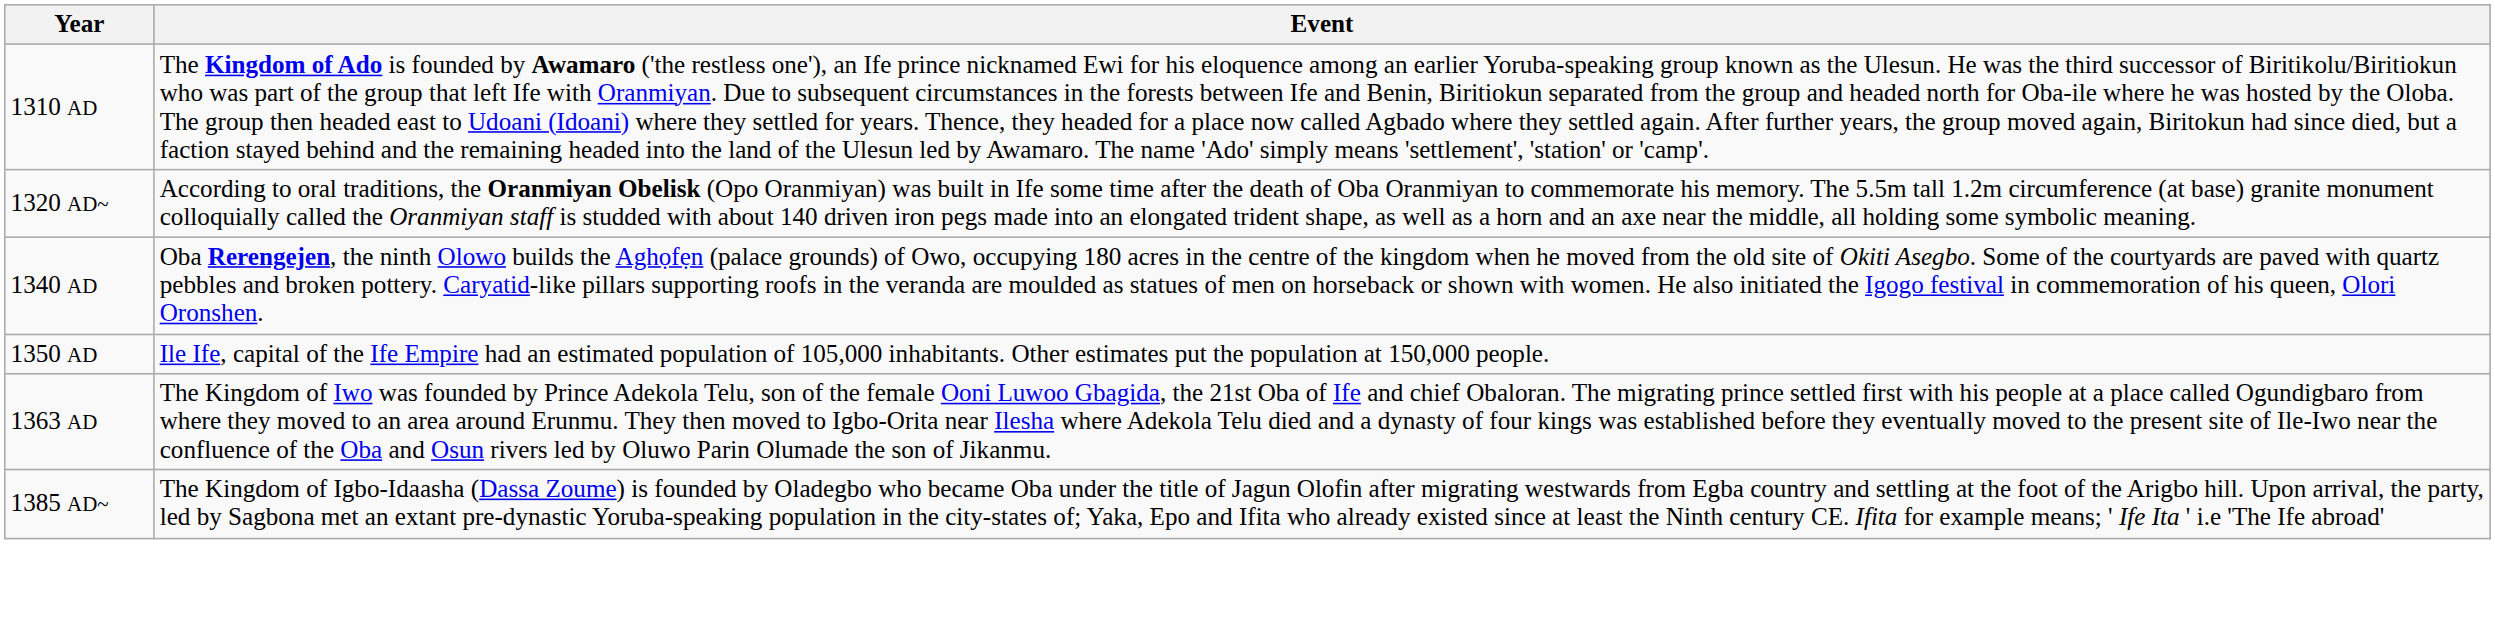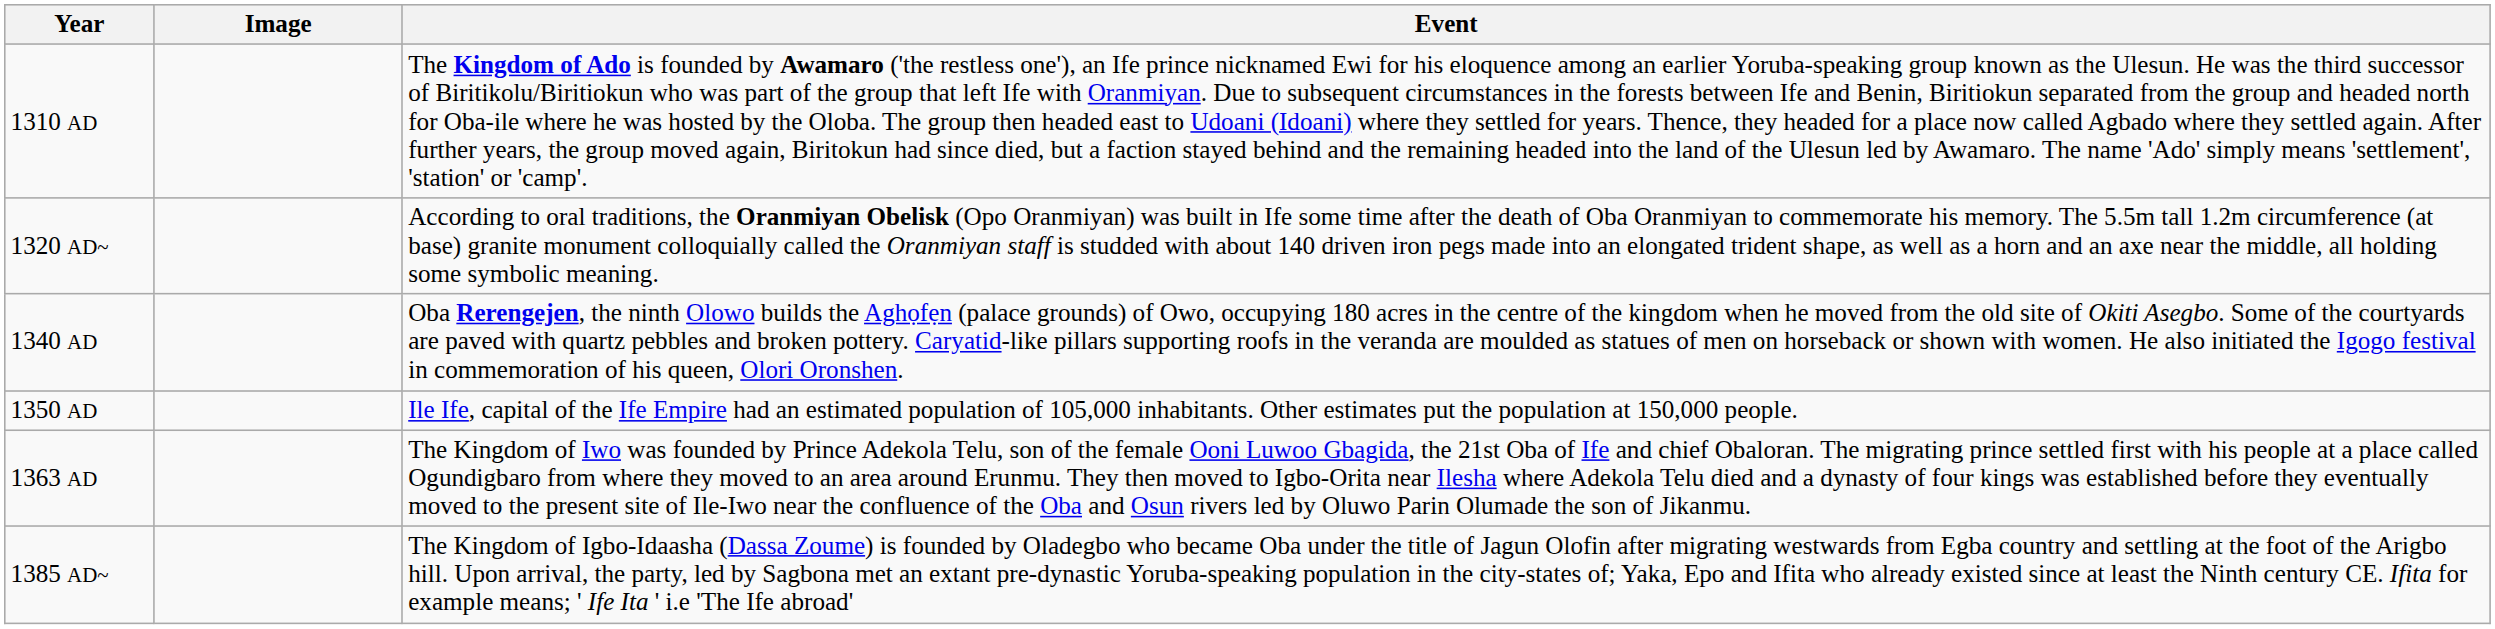+ column: (278, 24)
